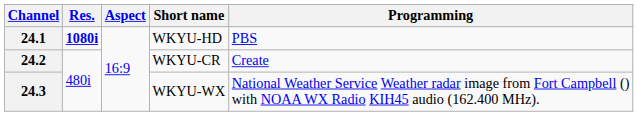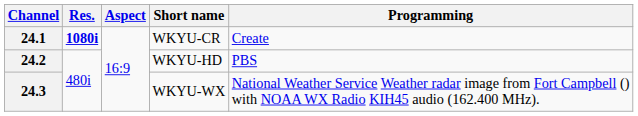(187, 38) WKYU-HD -> (186, 38) WKYU-CR
(244, 38) PBS -> (250, 38) Create
(186, 60) WKYU-CR -> (187, 60) WKYU-HD
(250, 60) Create -> (244, 60) PBS
